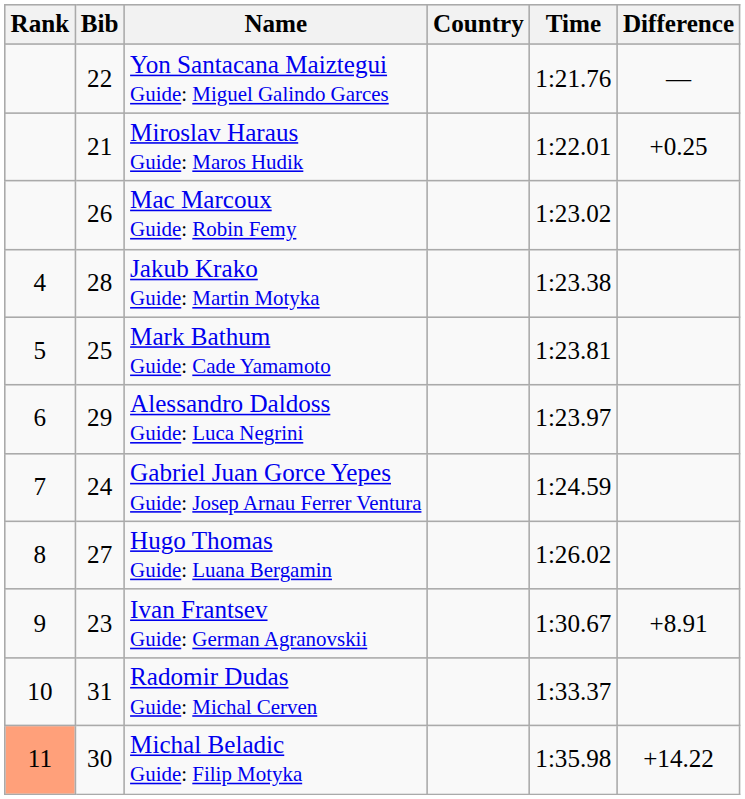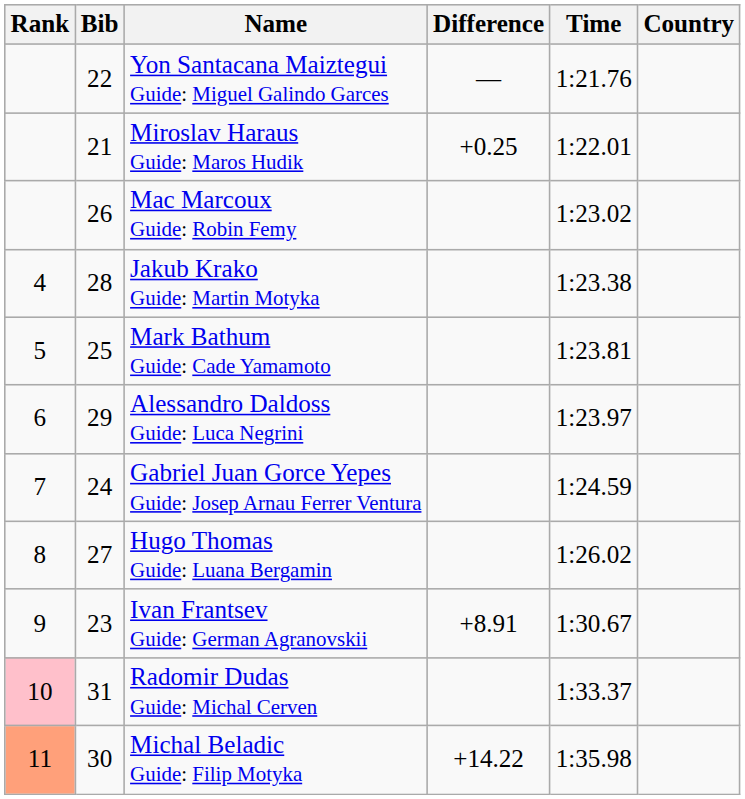columns swapped: (478, 24) <-> (679, 24)
(40, 691) no background -> (40, 691) pink background
